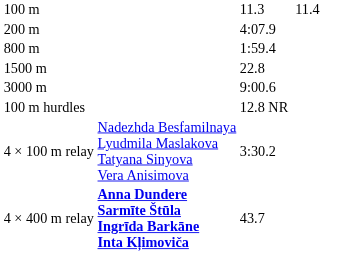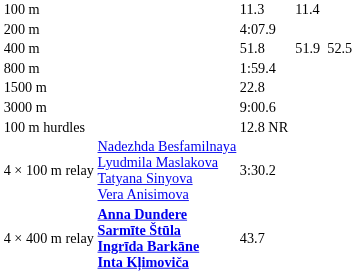+ row: (22, 48)
